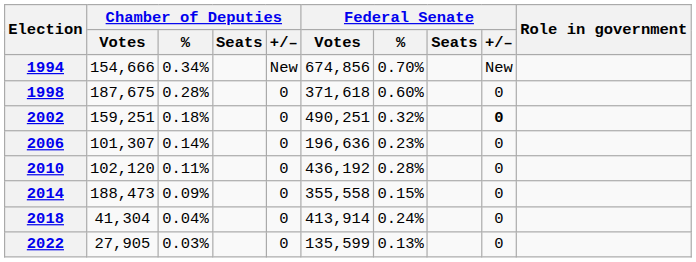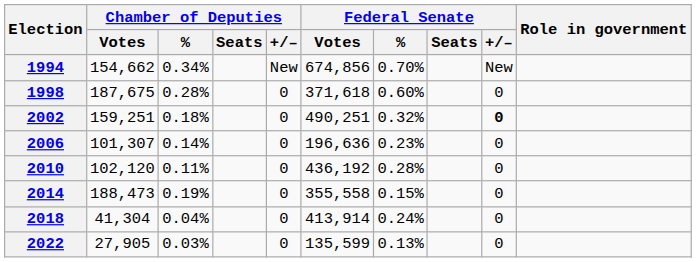(122, 68) 154,666 -> (122, 68) 154,662
(185, 194) 0.09% -> (185, 194) 0.19%
